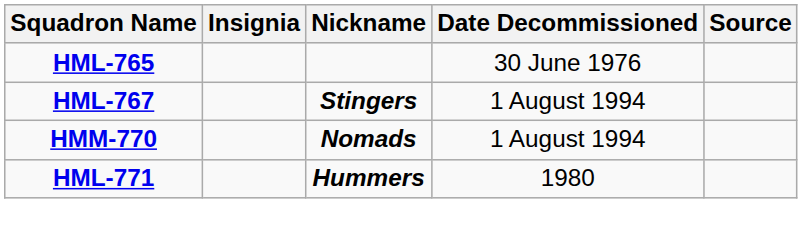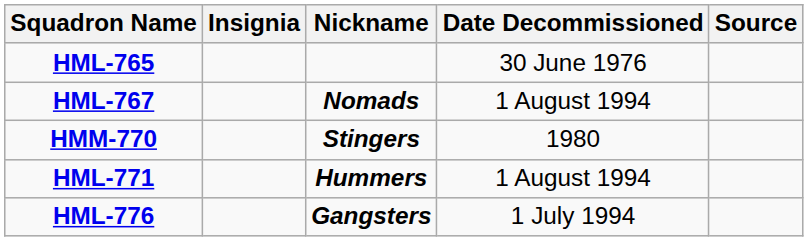(369, 100) Stingers -> (371, 100) Nomads
(369, 139) Nomads -> (371, 139) Stingers
(568, 139) 1 August 1994 -> (573, 139) 1980
(568, 178) 1980 -> (573, 178) 1 August 1994
+ row: (104, 216)
